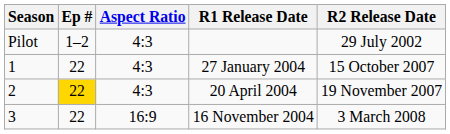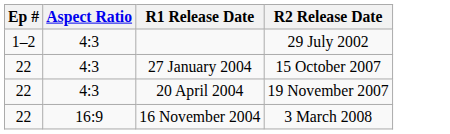- column: (31, 16)
(77, 91) gold background -> (24, 91) no background
